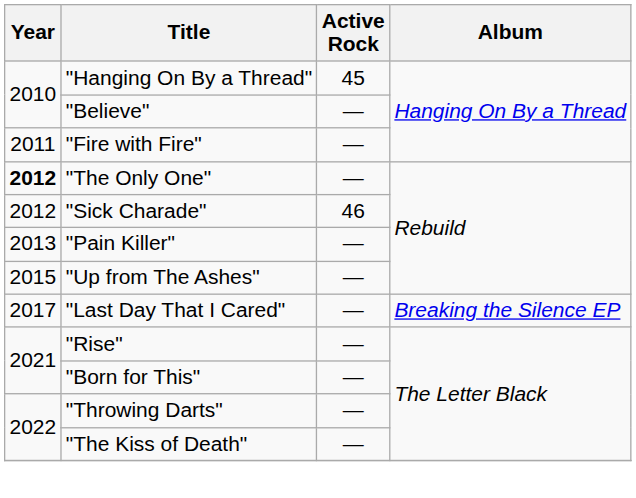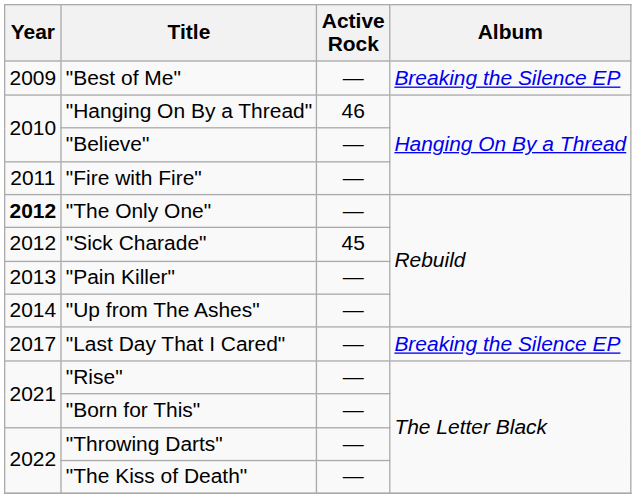+ row: (123, 77)
(353, 77) 45 -> (353, 111) 46
(353, 210) 46 -> (353, 244) 45
(33, 277) 2015 -> (33, 310) 2014
